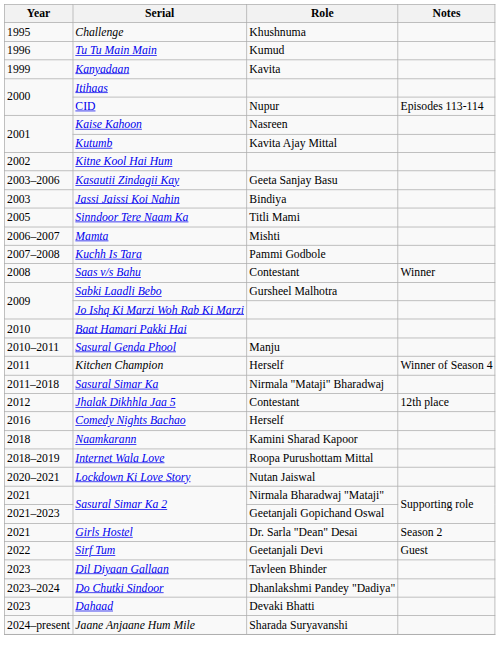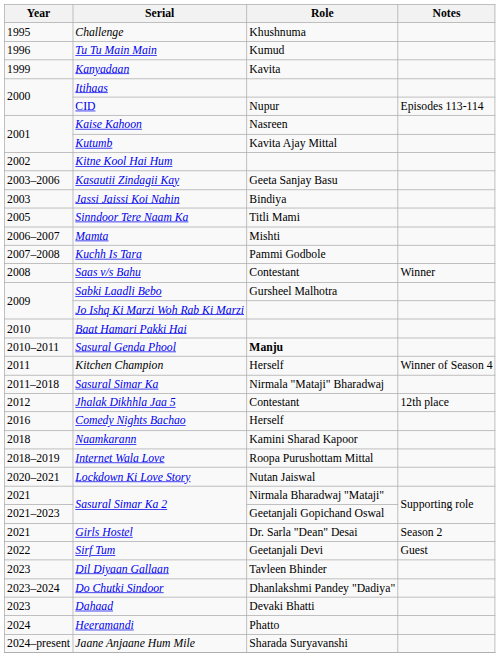(265, 347) normal -> (266, 347) bold
+ row: (19, 625)
